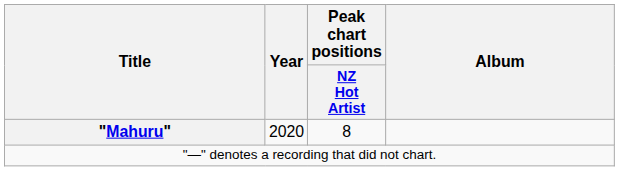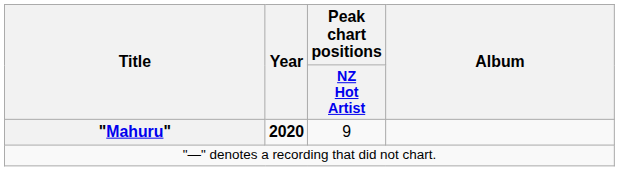(287, 132) normal -> (287, 132) bold
(347, 132) 8 -> (347, 132) 9
